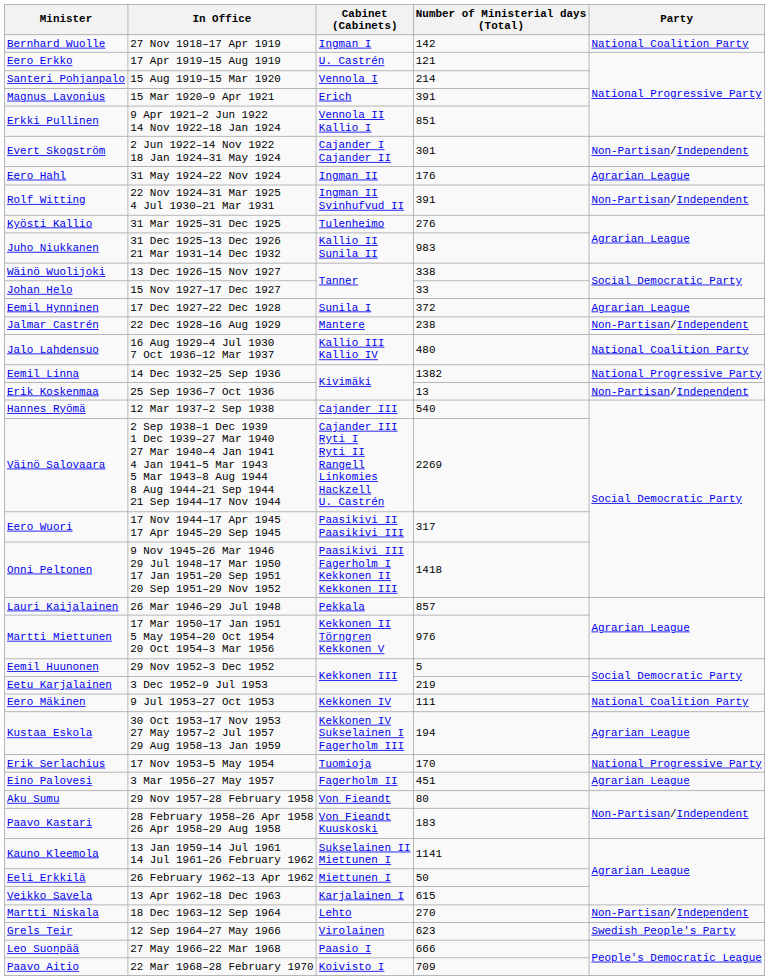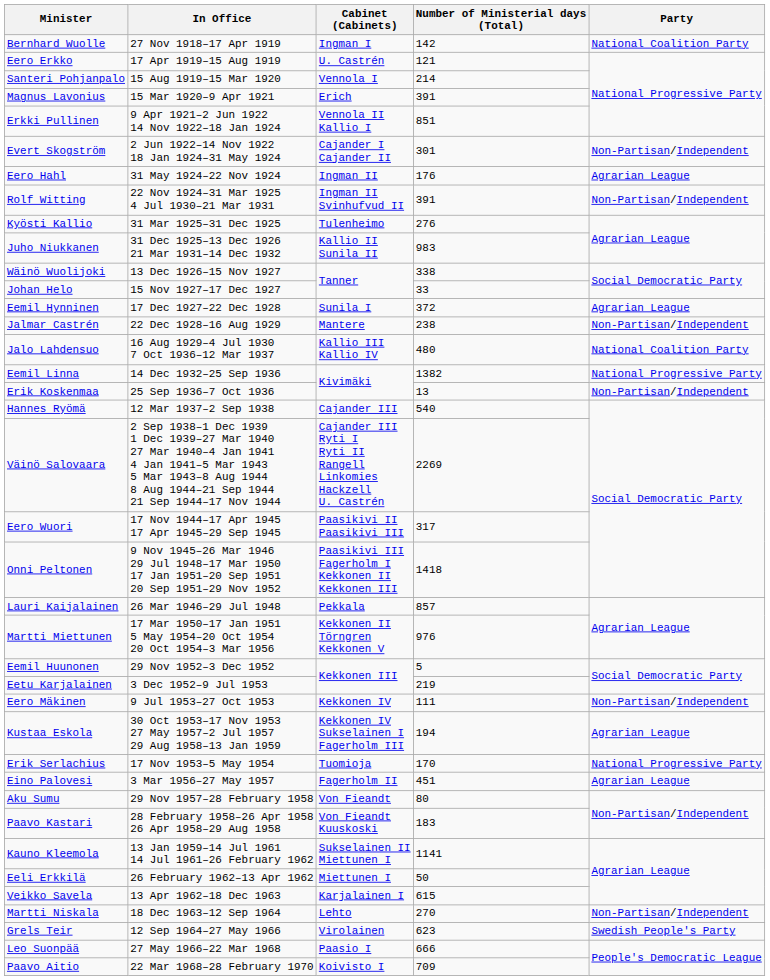(670, 703) National Coalition Party -> (670, 703) Non-Partisan/Independent
